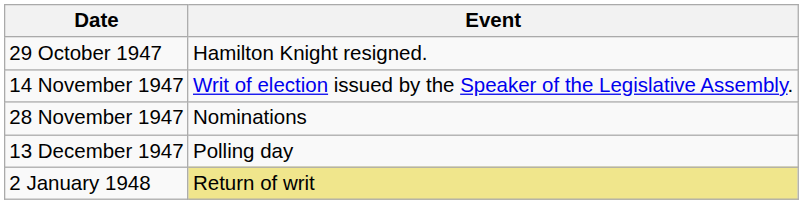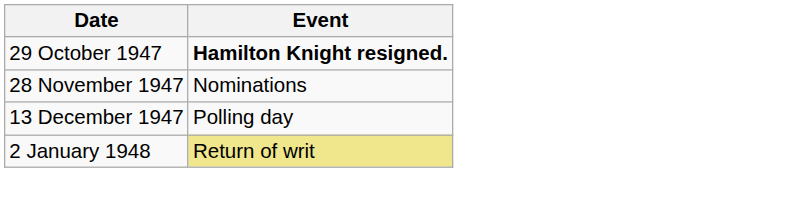(310, 53) normal -> (320, 53) bold
- row: (96, 85)
